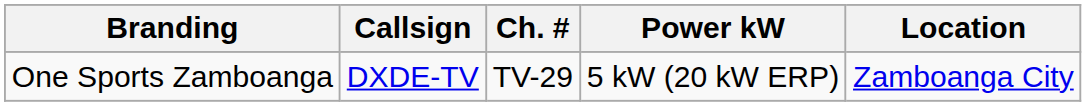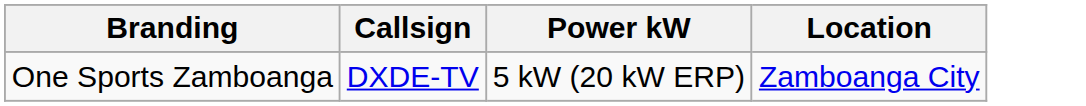- column: (533, 28)
